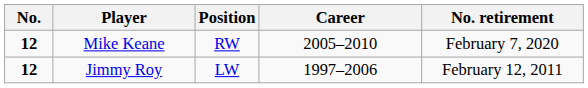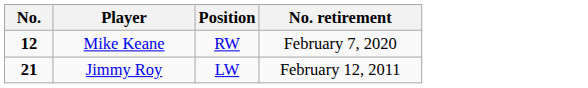- column: (340, 17)
(29, 69) 12 -> (29, 69) 21
